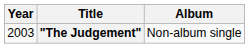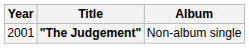(21, 33) 2003 -> (21, 33) 2001
